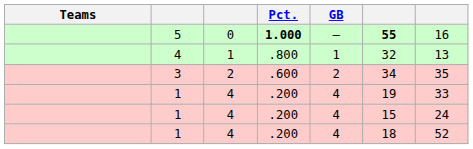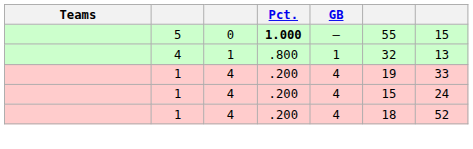(389, 34) bold -> (389, 34) normal
(442, 34) 16 -> (442, 34) 15
- row: (178, 74)
